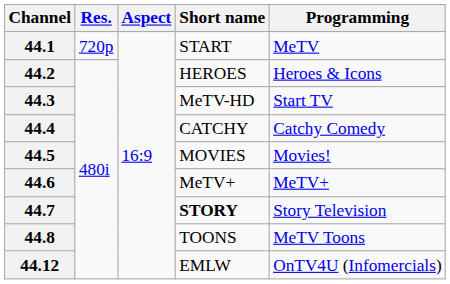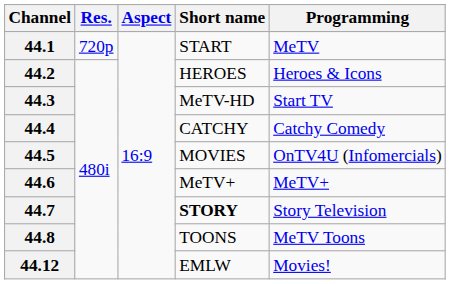(302, 155) Movies! -> (357, 155) OnTV4U (Infomercials)
(357, 264) OnTV4U (Infomercials) -> (302, 264) Movies!
